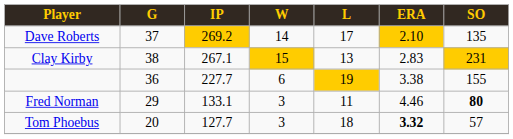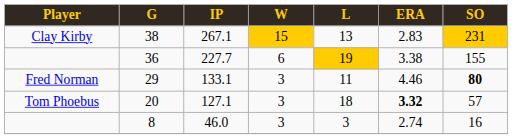- row: (152, 36)
(217, 123) 127.7 -> (216, 101) 127.1
+ row: (152, 123)
